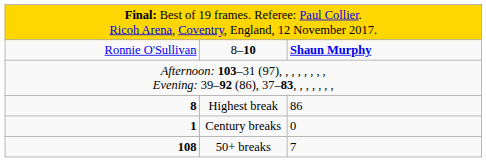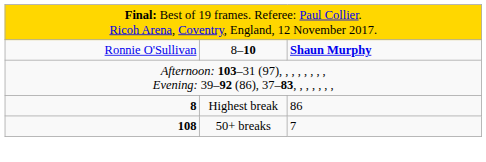- row: (243, 126)
